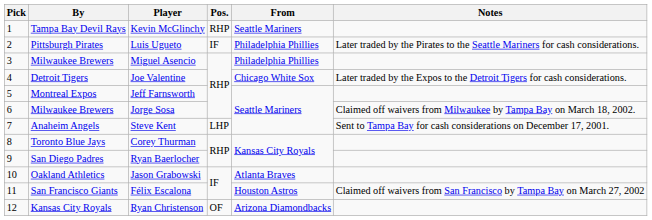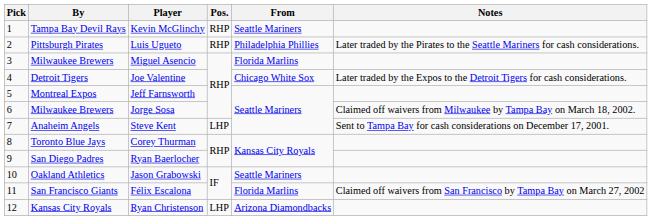(214, 45) IF -> (219, 45) RHP
(276, 61) Philadelphia Phillies -> (266, 61) Florida Marlins
(265, 175) Atlanta Braves -> (268, 175) Seattle Mariners
(266, 191) Houston Astros -> (266, 191) Florida Marlins
(216, 207) OF -> (219, 207) LHP
